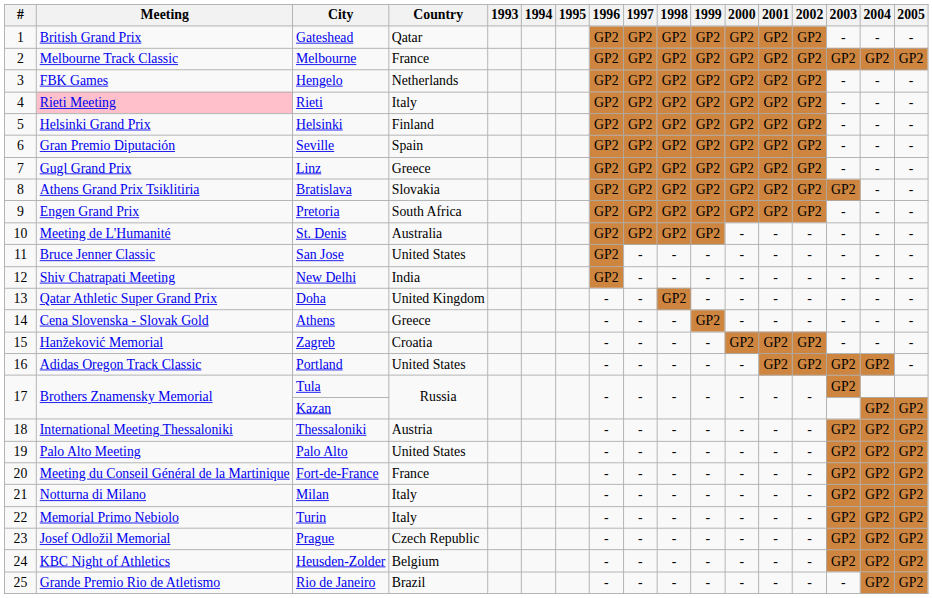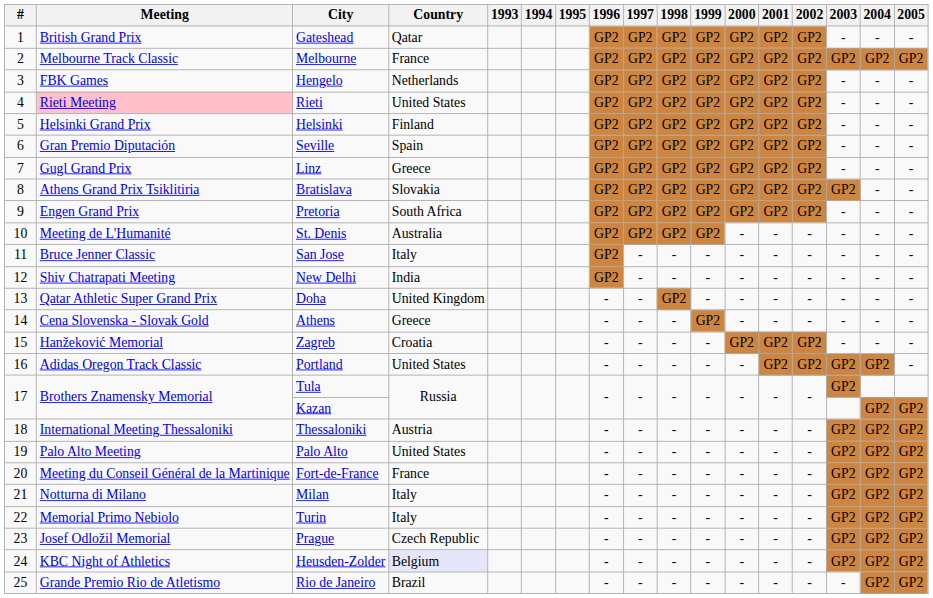(404, 102) Italy -> (429, 102) United States
(429, 255) United States -> (404, 255) Italy
(415, 560) no background -> (415, 560) lavender background
